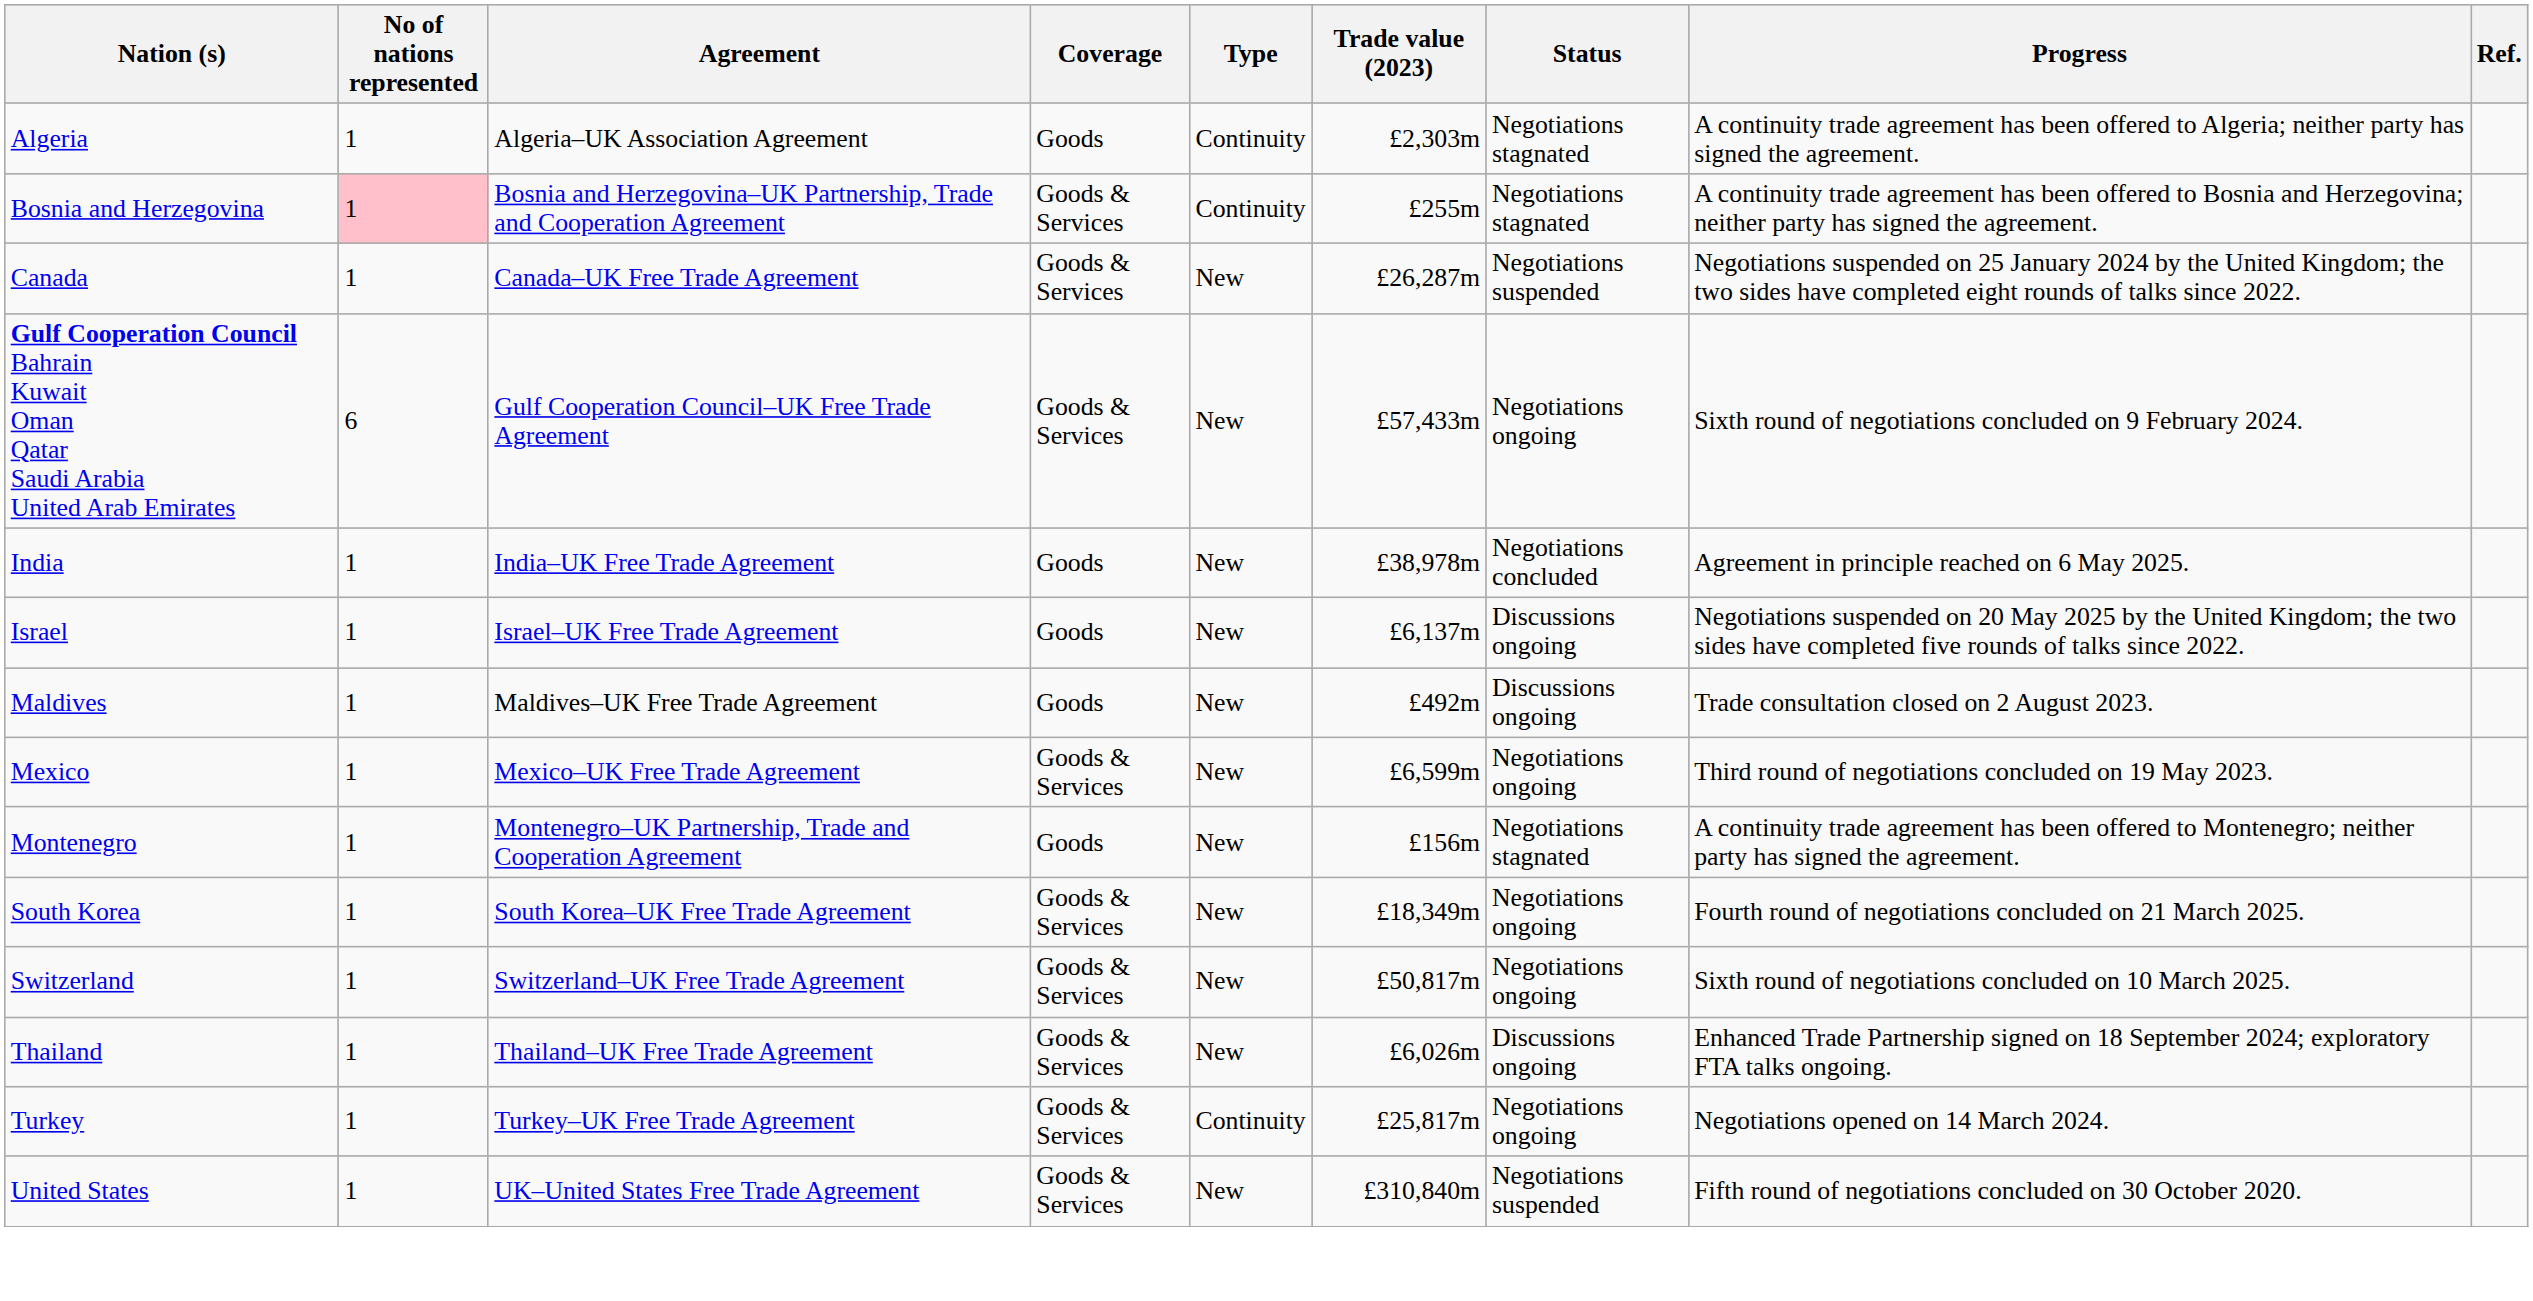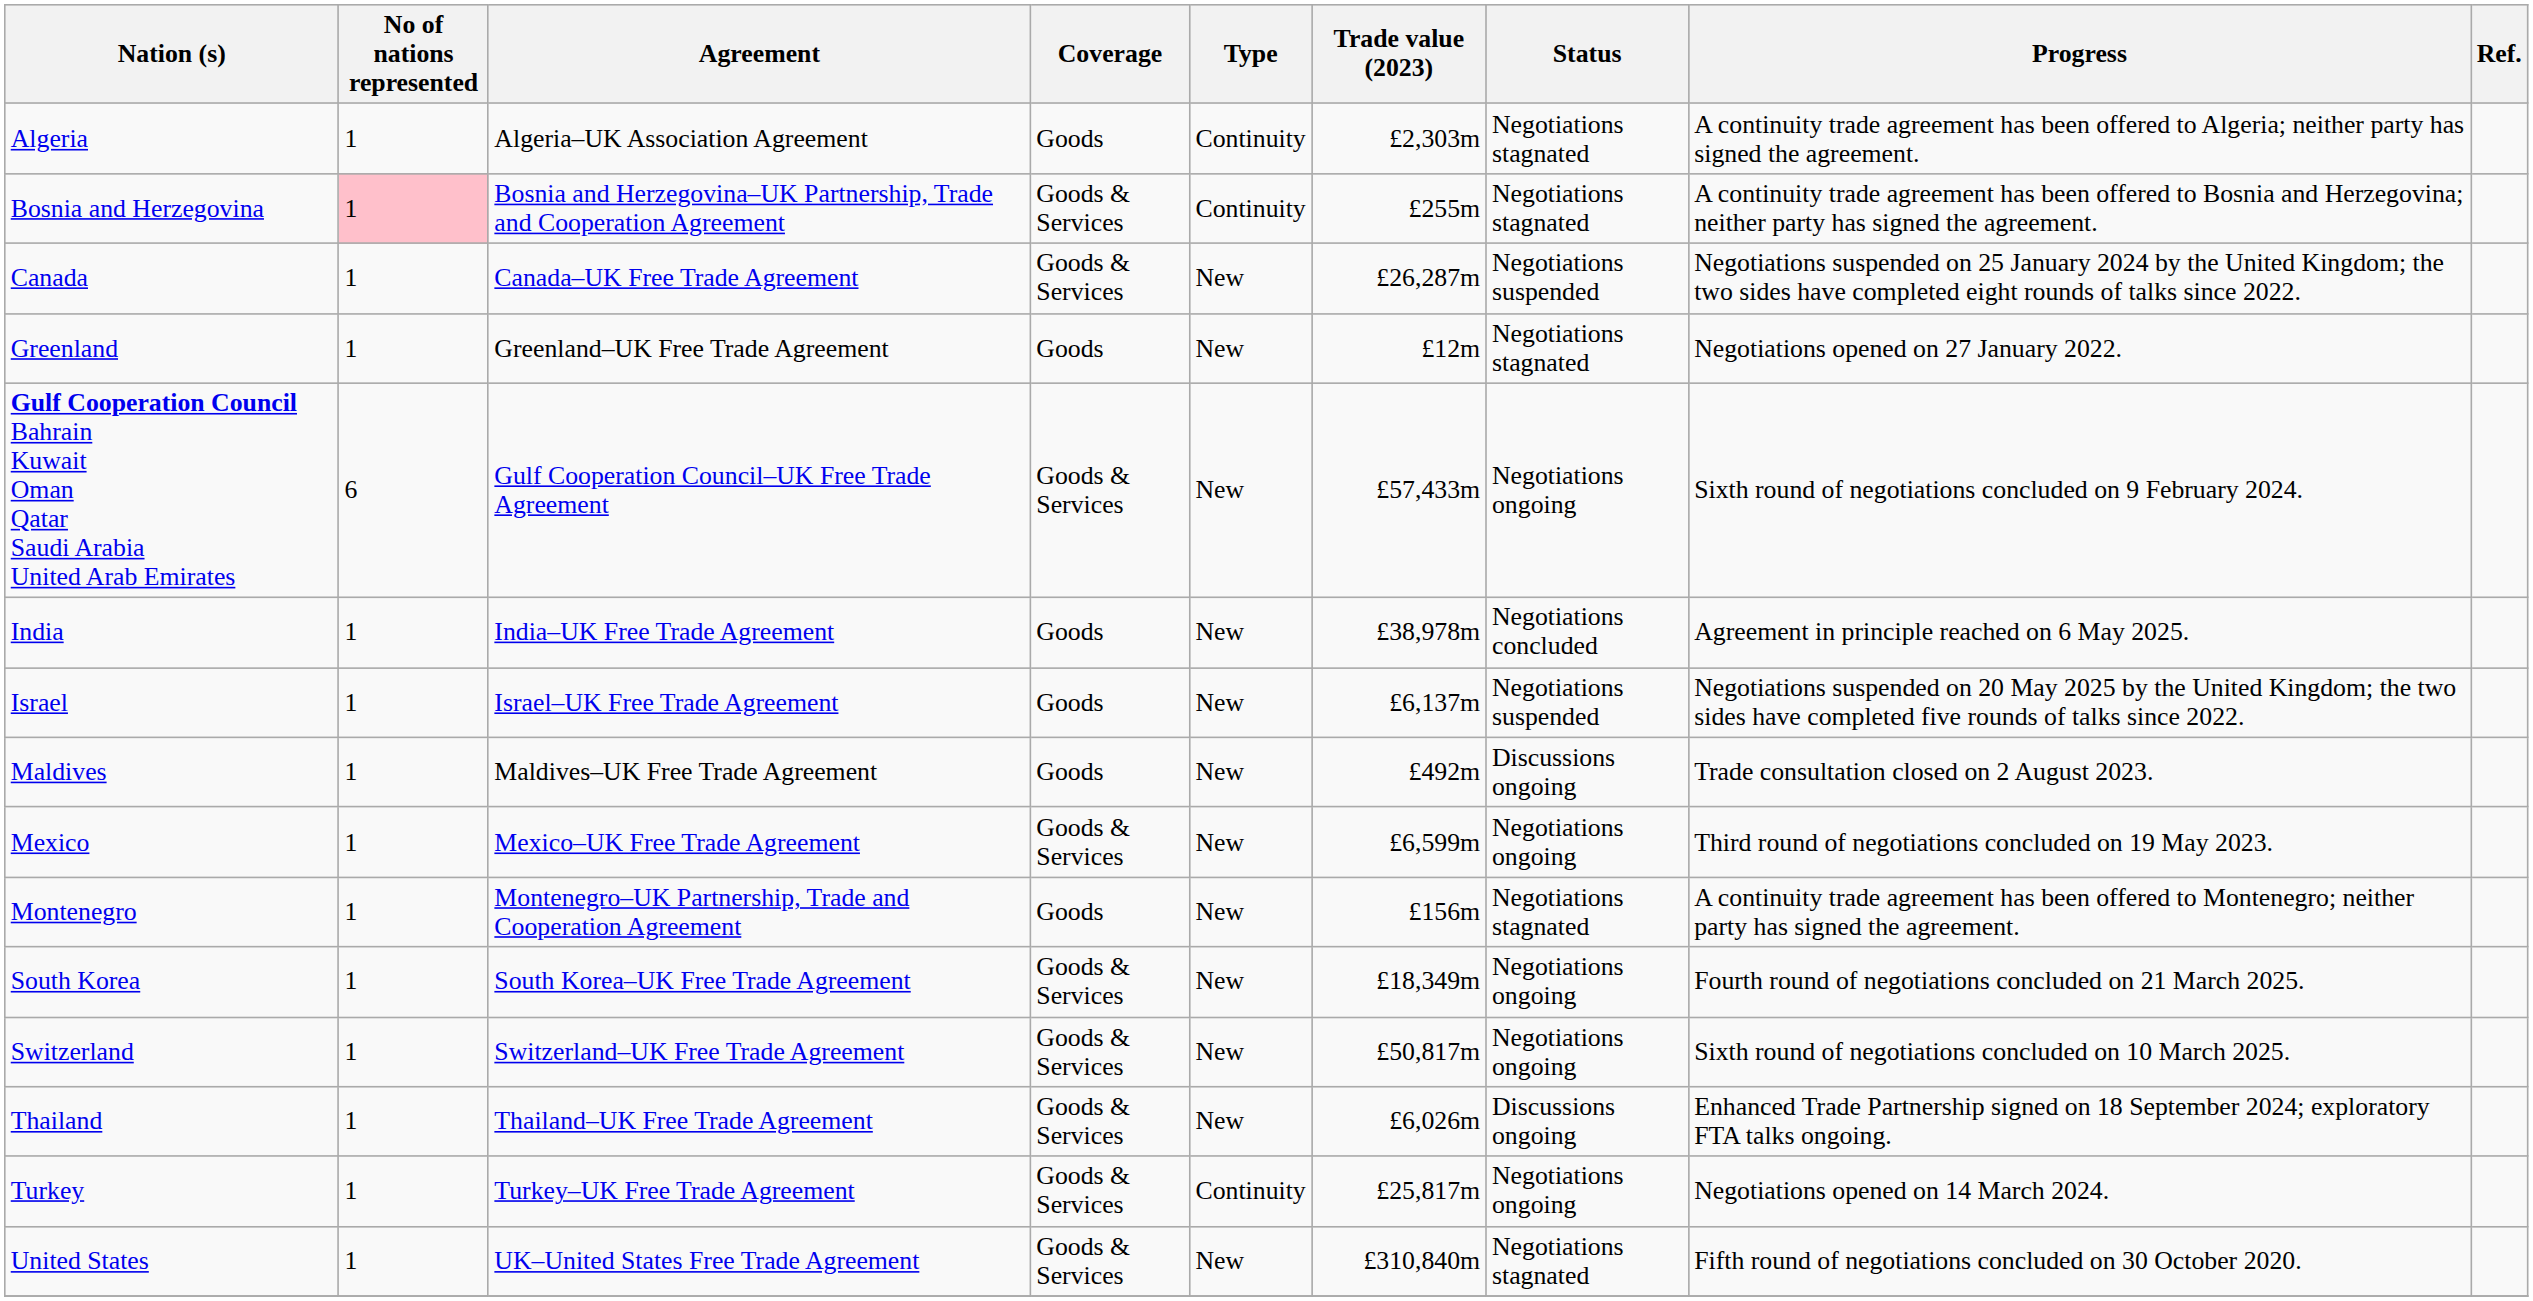+ row: (64, 347)
(1554, 632) Discussions ongoing -> (1558, 702) Negotiations suspended
(1558, 1190) Negotiations suspended -> (1558, 1260) Negotiations stagnated
